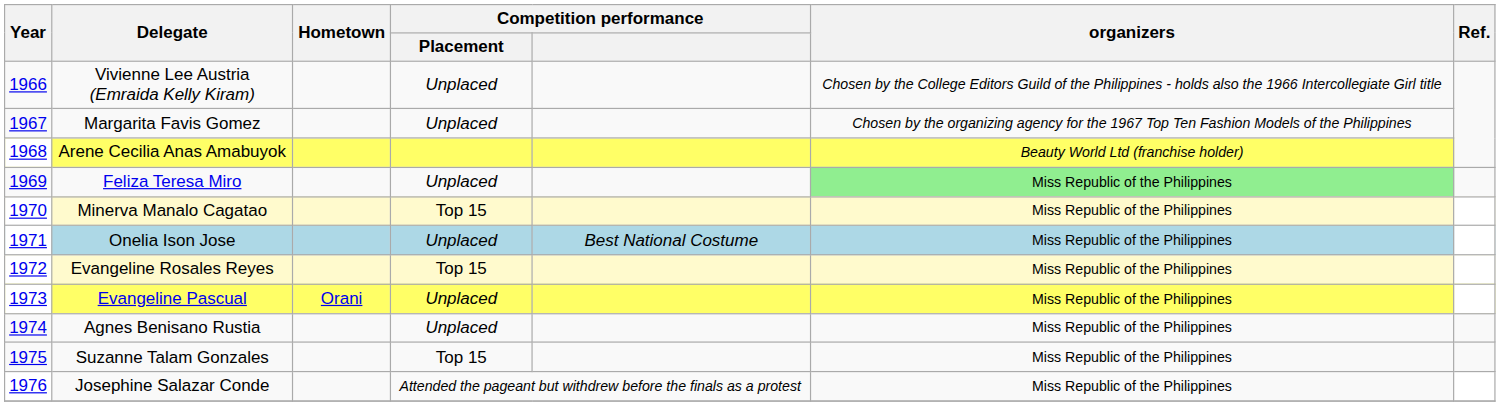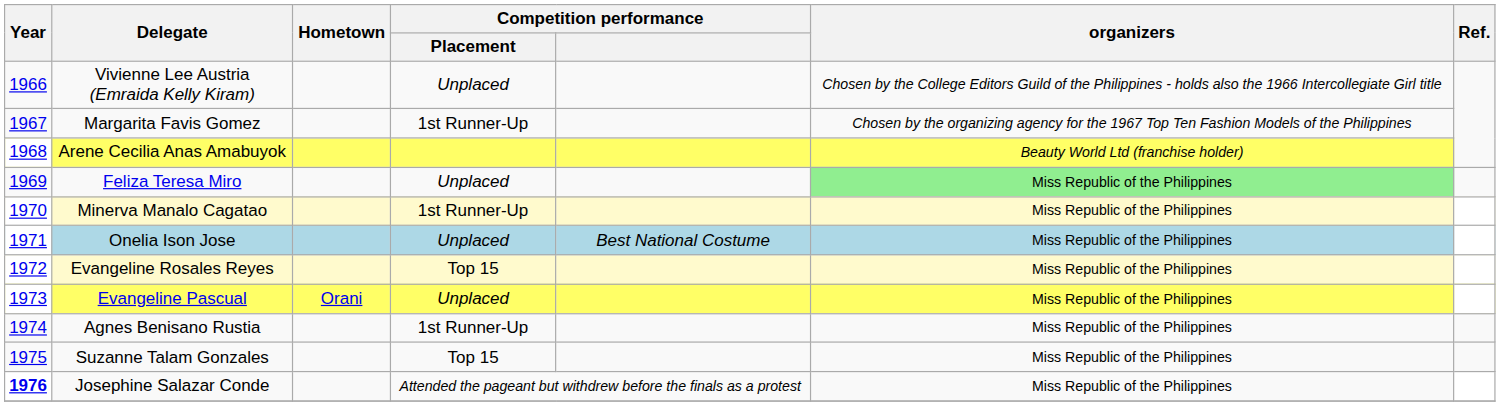(461, 123) Unplaced -> (473, 123) 1st Runner-Up
(461, 211) Top 15 -> (473, 211) 1st Runner-Up
(461, 328) Unplaced -> (473, 328) 1st Runner-Up
(28, 386) normal -> (28, 386) bold
